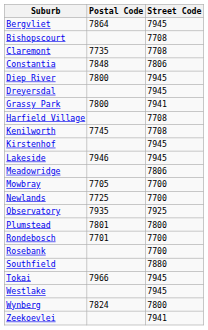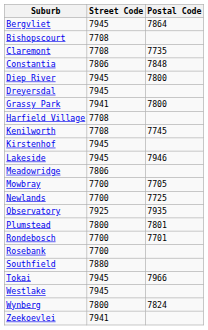columns swapped: (174, 11) <-> (116, 11)
